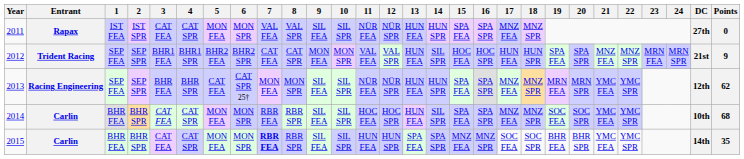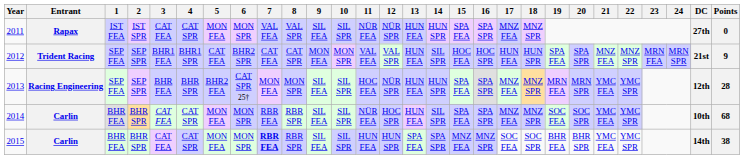(217, 56) BHR2 FEA -> (217, 56) CAT FEA
(217, 86) CAT FEA -> (217, 86) BHR2 FEA
(368, 86) NÜR FEA -> (368, 86) HOC FEA
(726, 86) 62 -> (726, 86) 28
(368, 116) HOC FEA -> (368, 116) NÜR FEA
(726, 141) 35 -> (726, 141) 38
